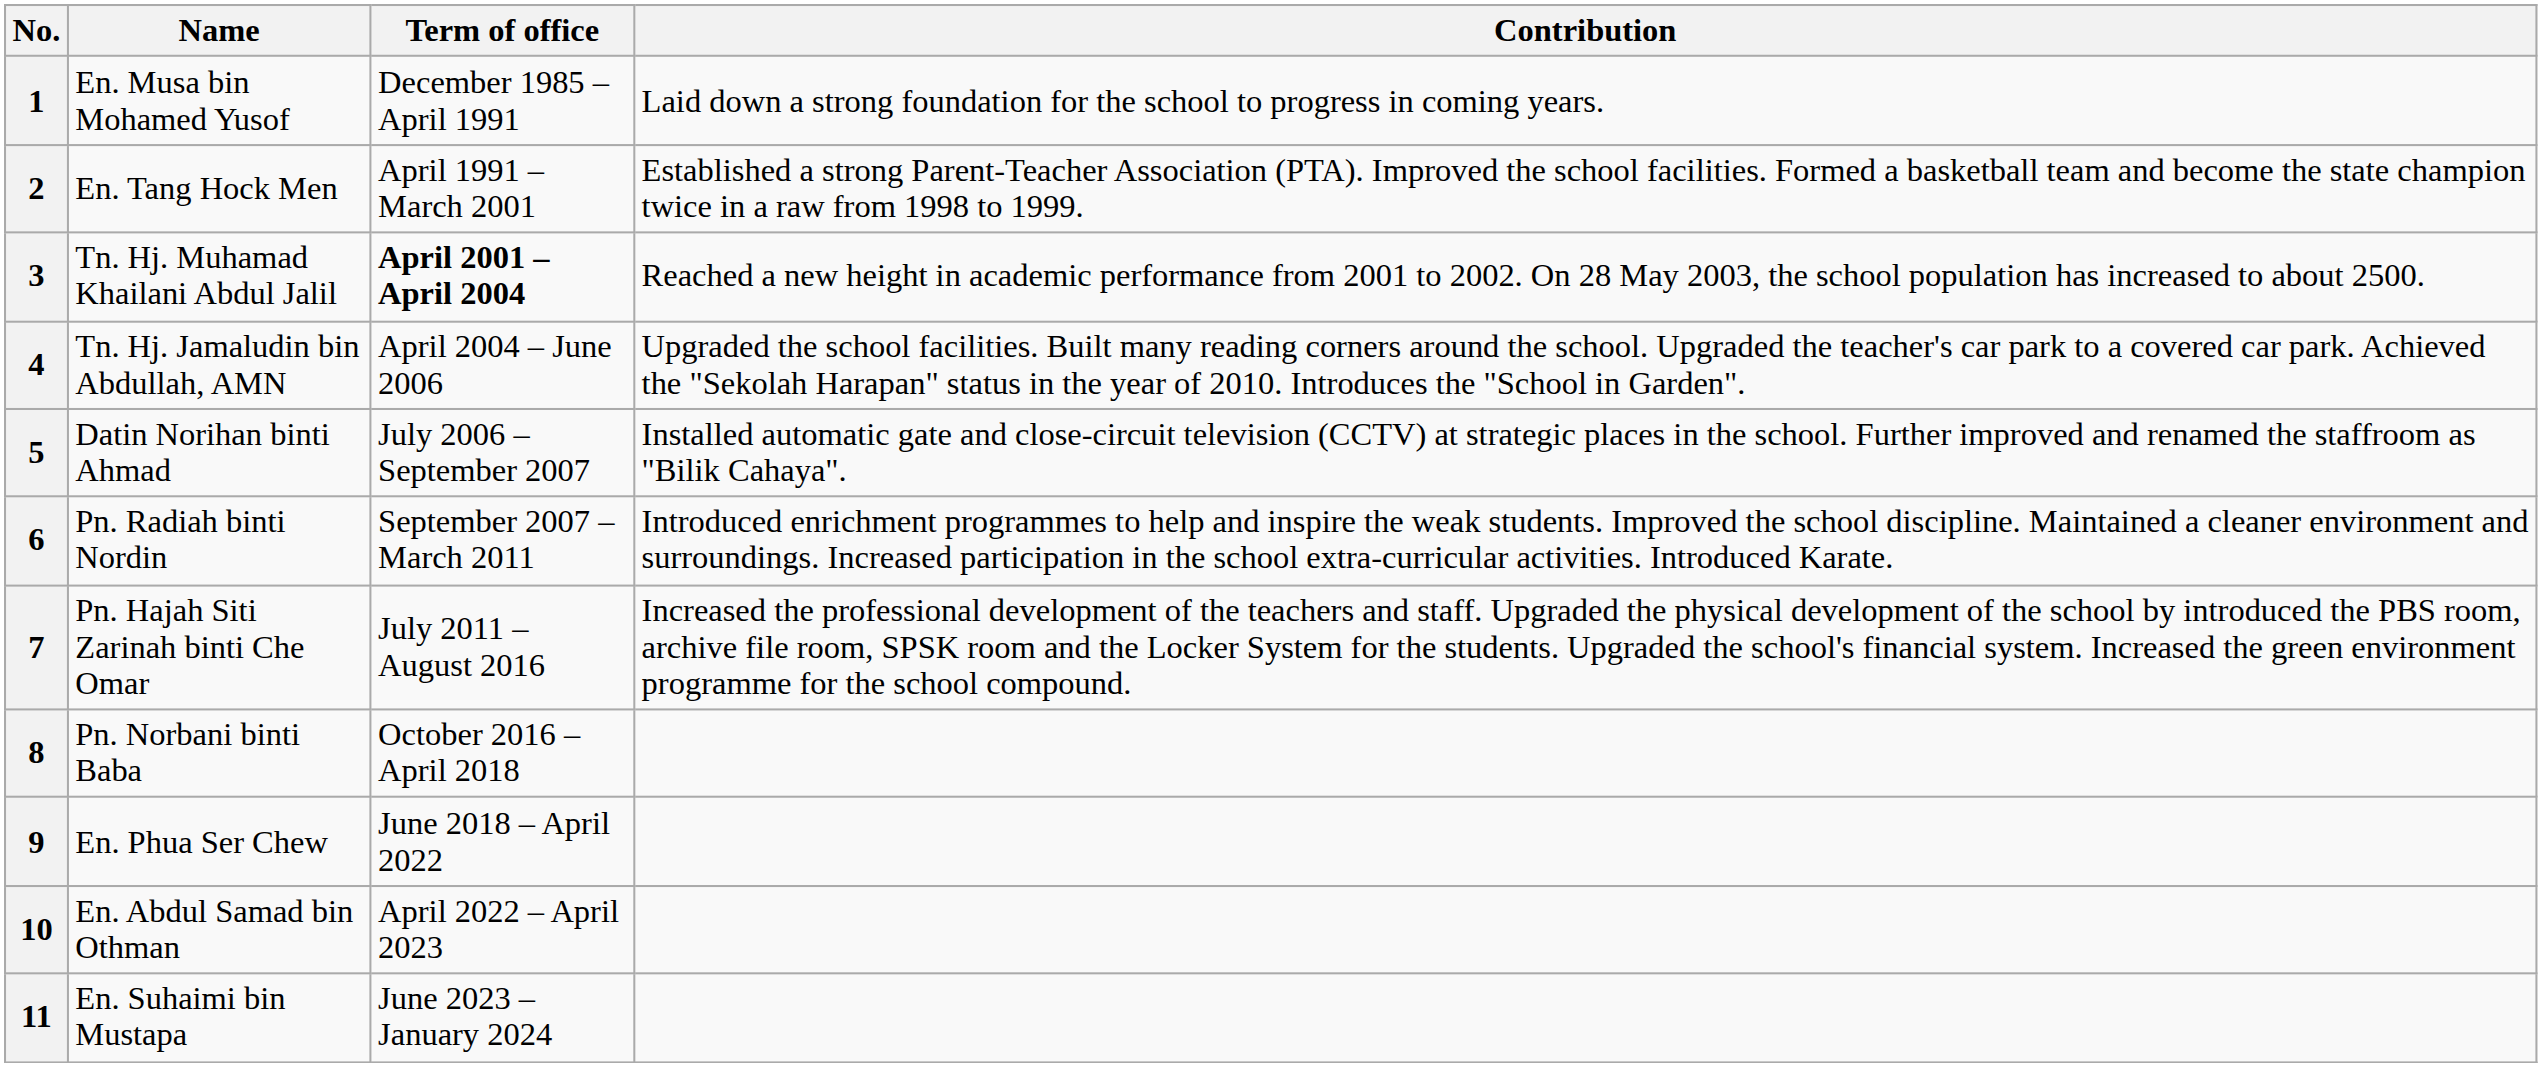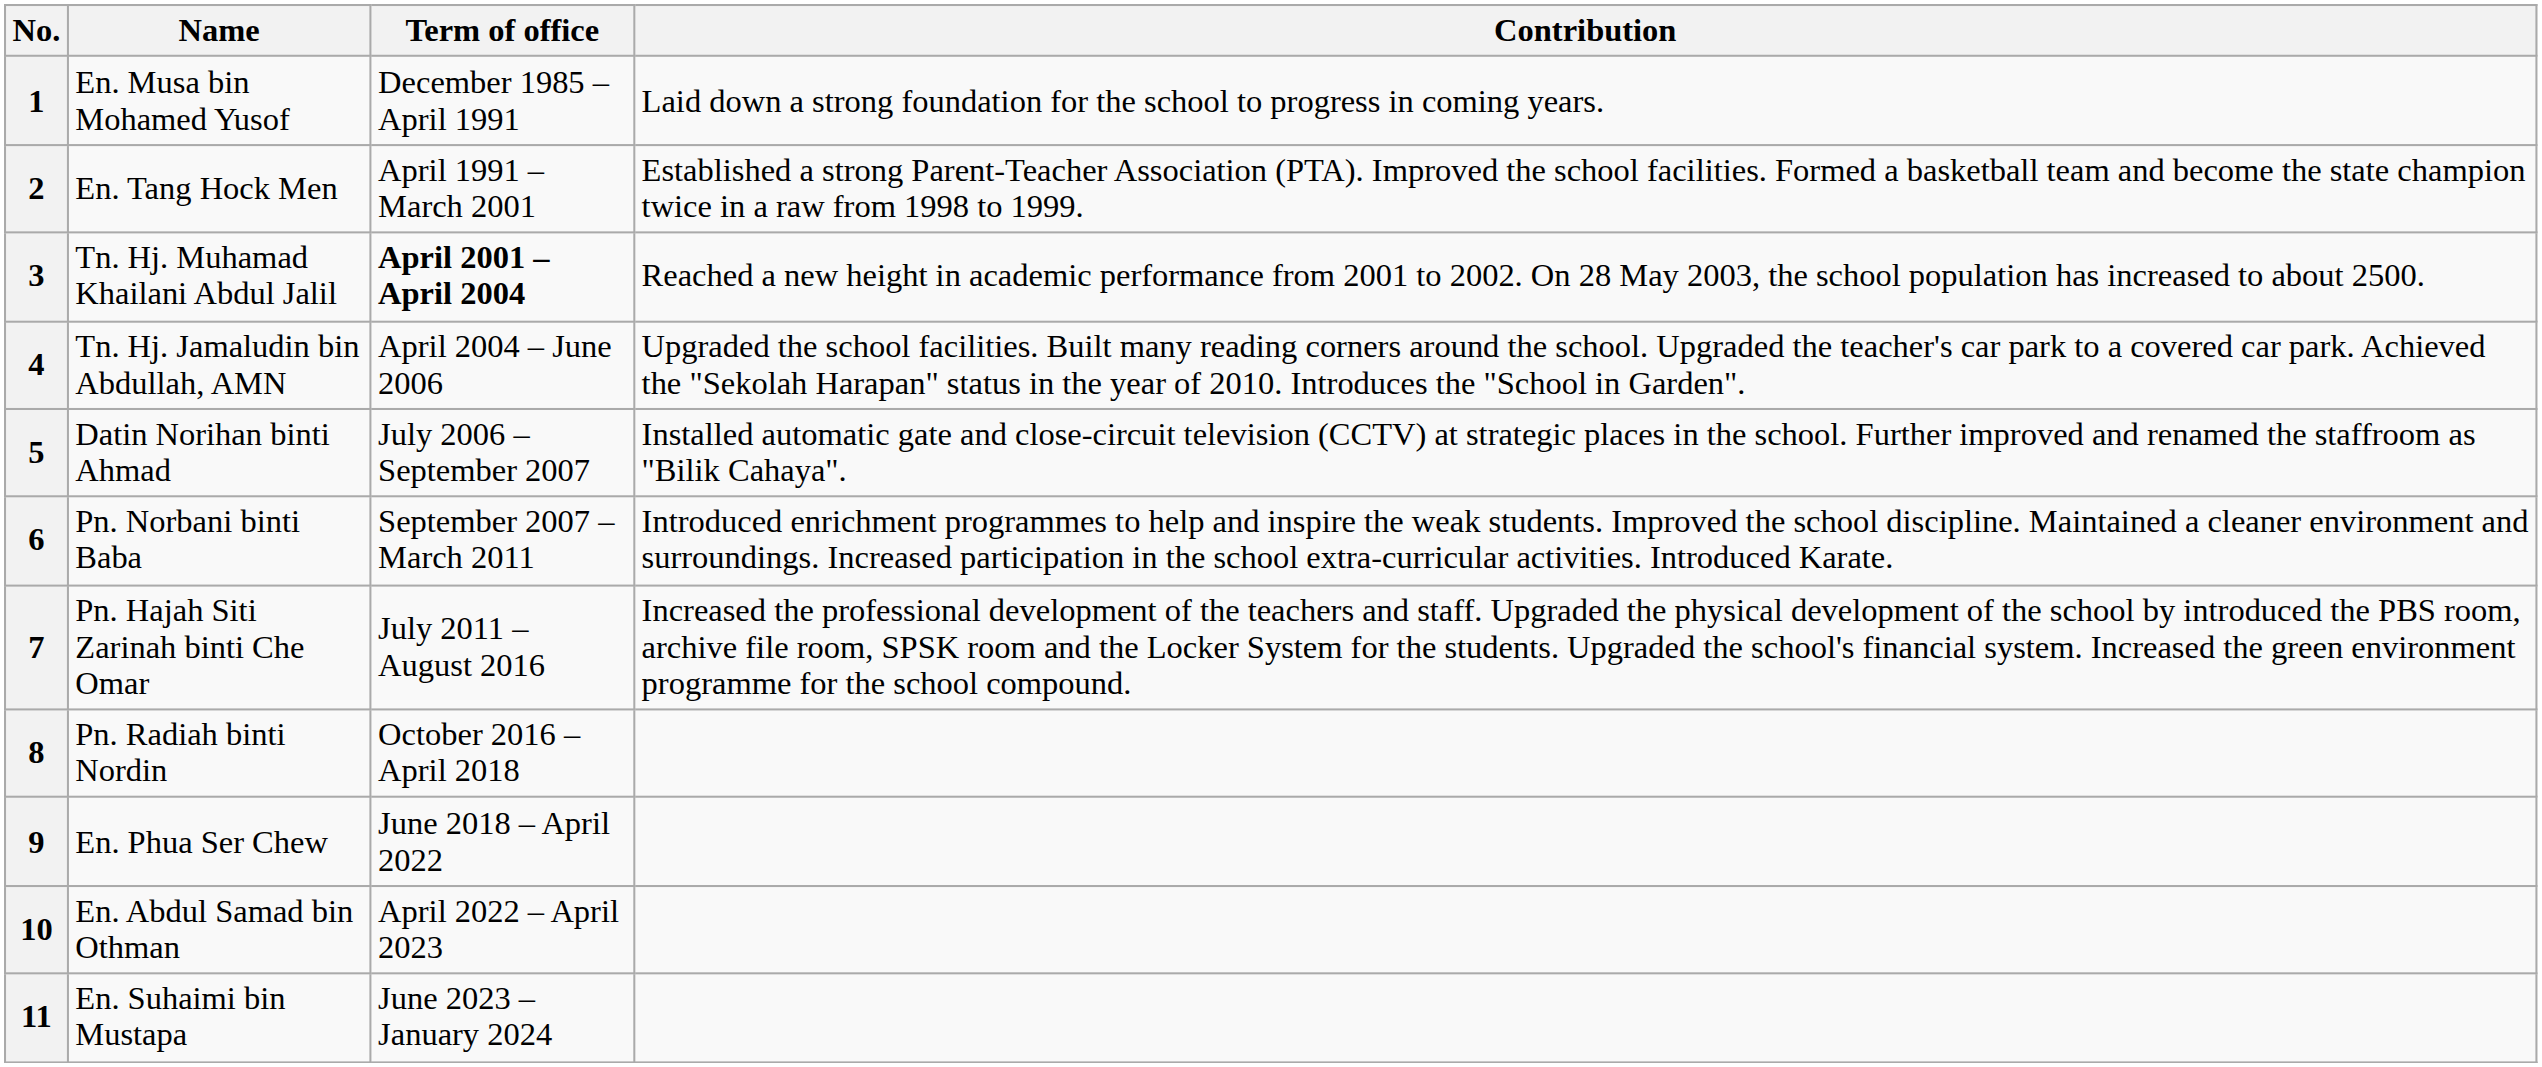(180, 540) Pn. Radiah binti Nordin -> (188, 540) Pn. Norbani binti Baba
(188, 752) Pn. Norbani binti Baba -> (180, 752) Pn. Radiah binti Nordin
